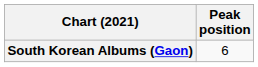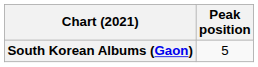(225, 51) 6 -> (225, 51) 5
